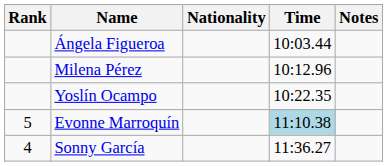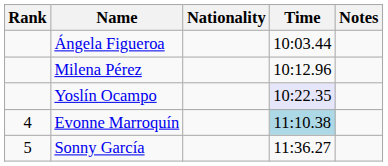(302, 95) no background -> (302, 95) lavender background
(28, 122) 5 -> (28, 122) 4
(28, 148) 4 -> (28, 148) 5
